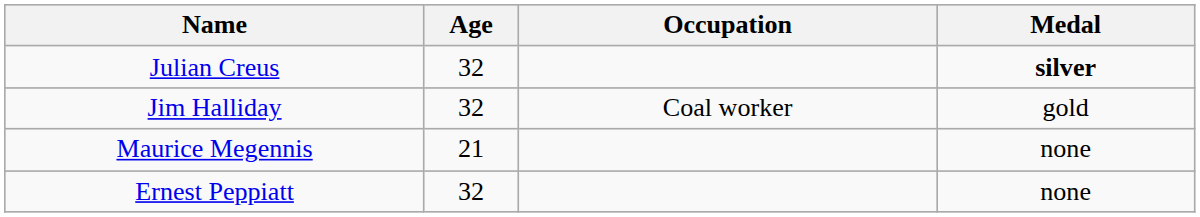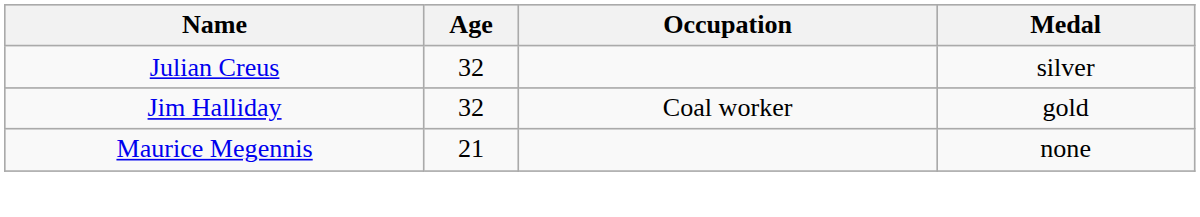(1066, 66) bold -> (1066, 66) normal
- row: (215, 190)
